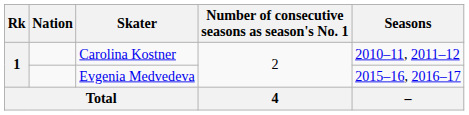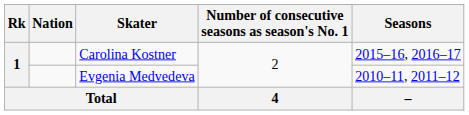(407, 53) 2010–11, 2011–12 -> (408, 53) 2015–16, 2016–17
(408, 76) 2015–16, 2016–17 -> (407, 76) 2010–11, 2011–12
